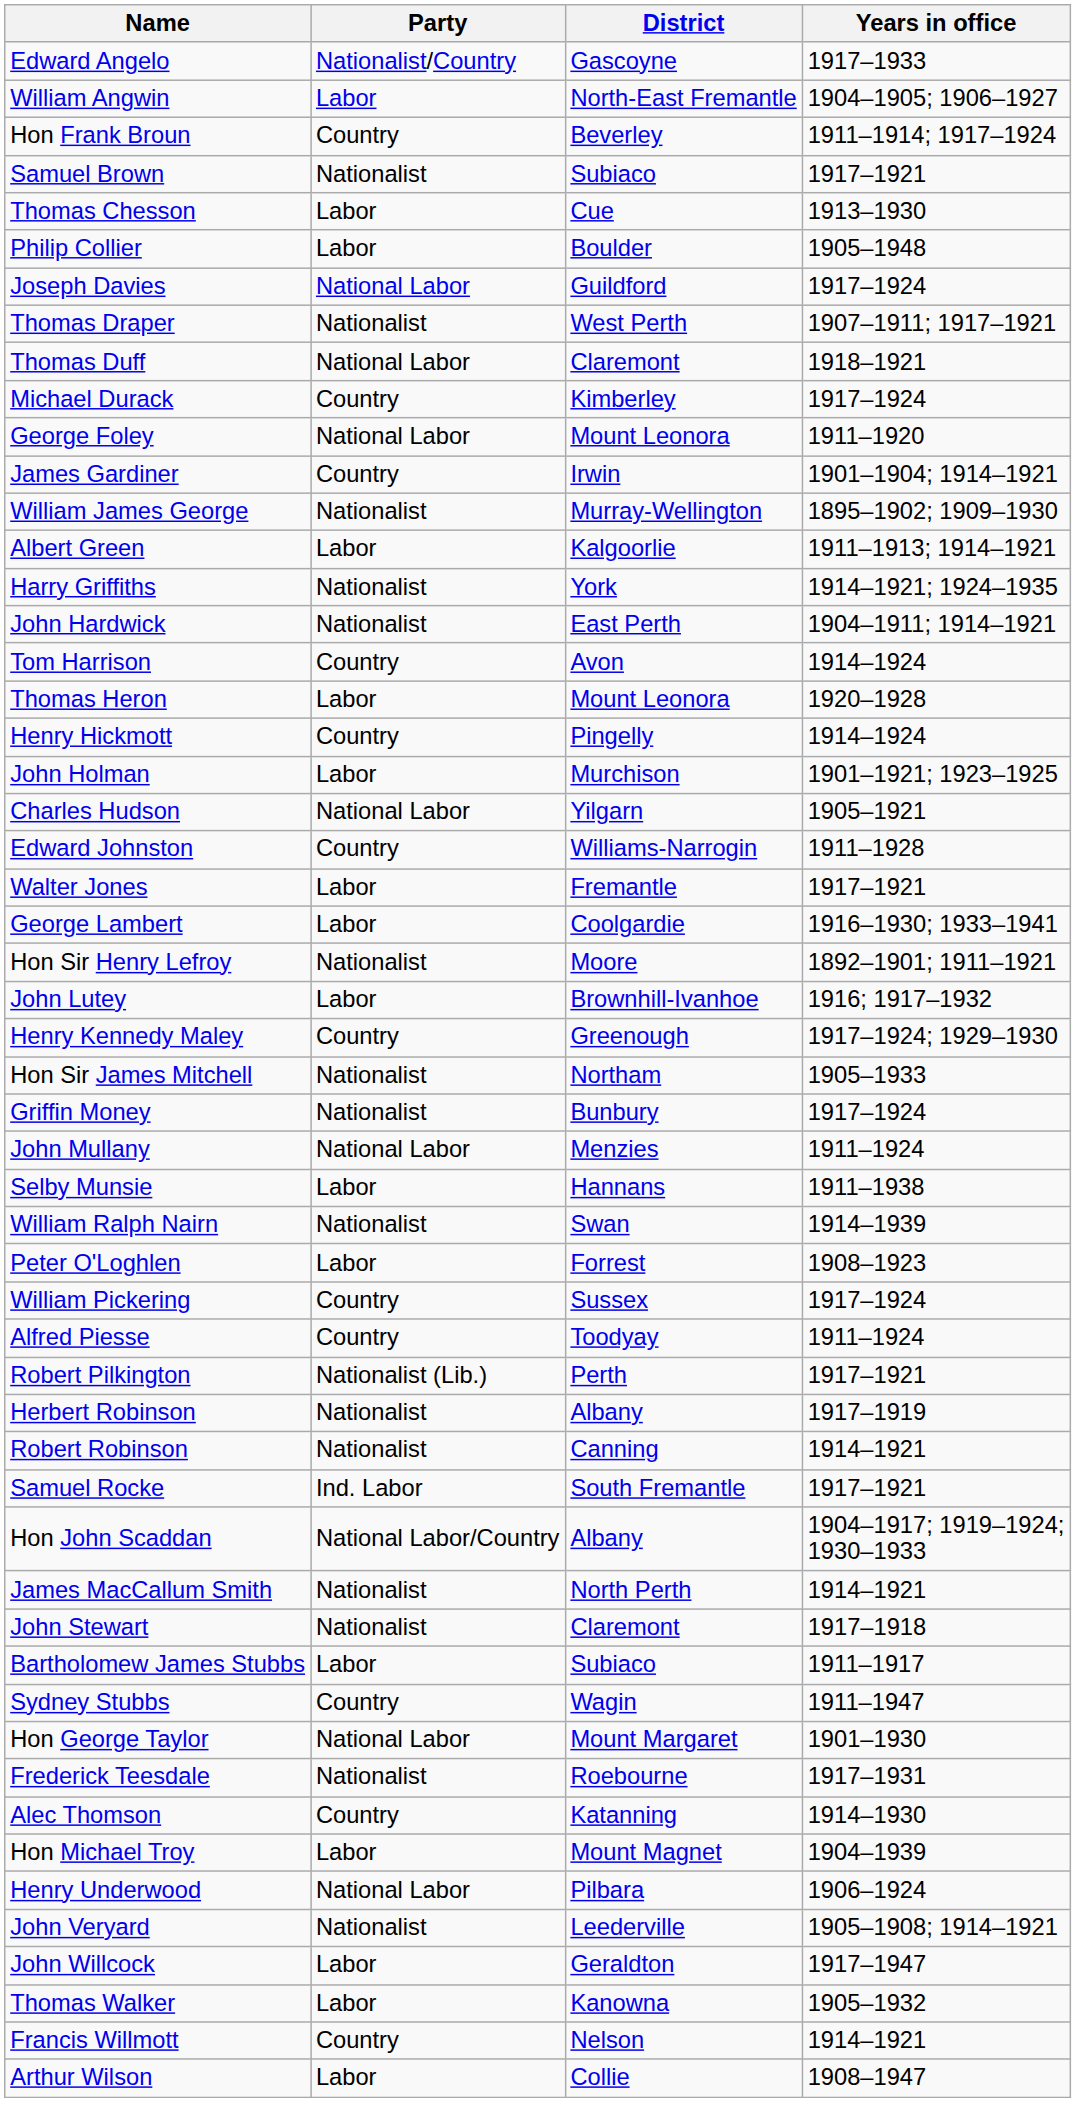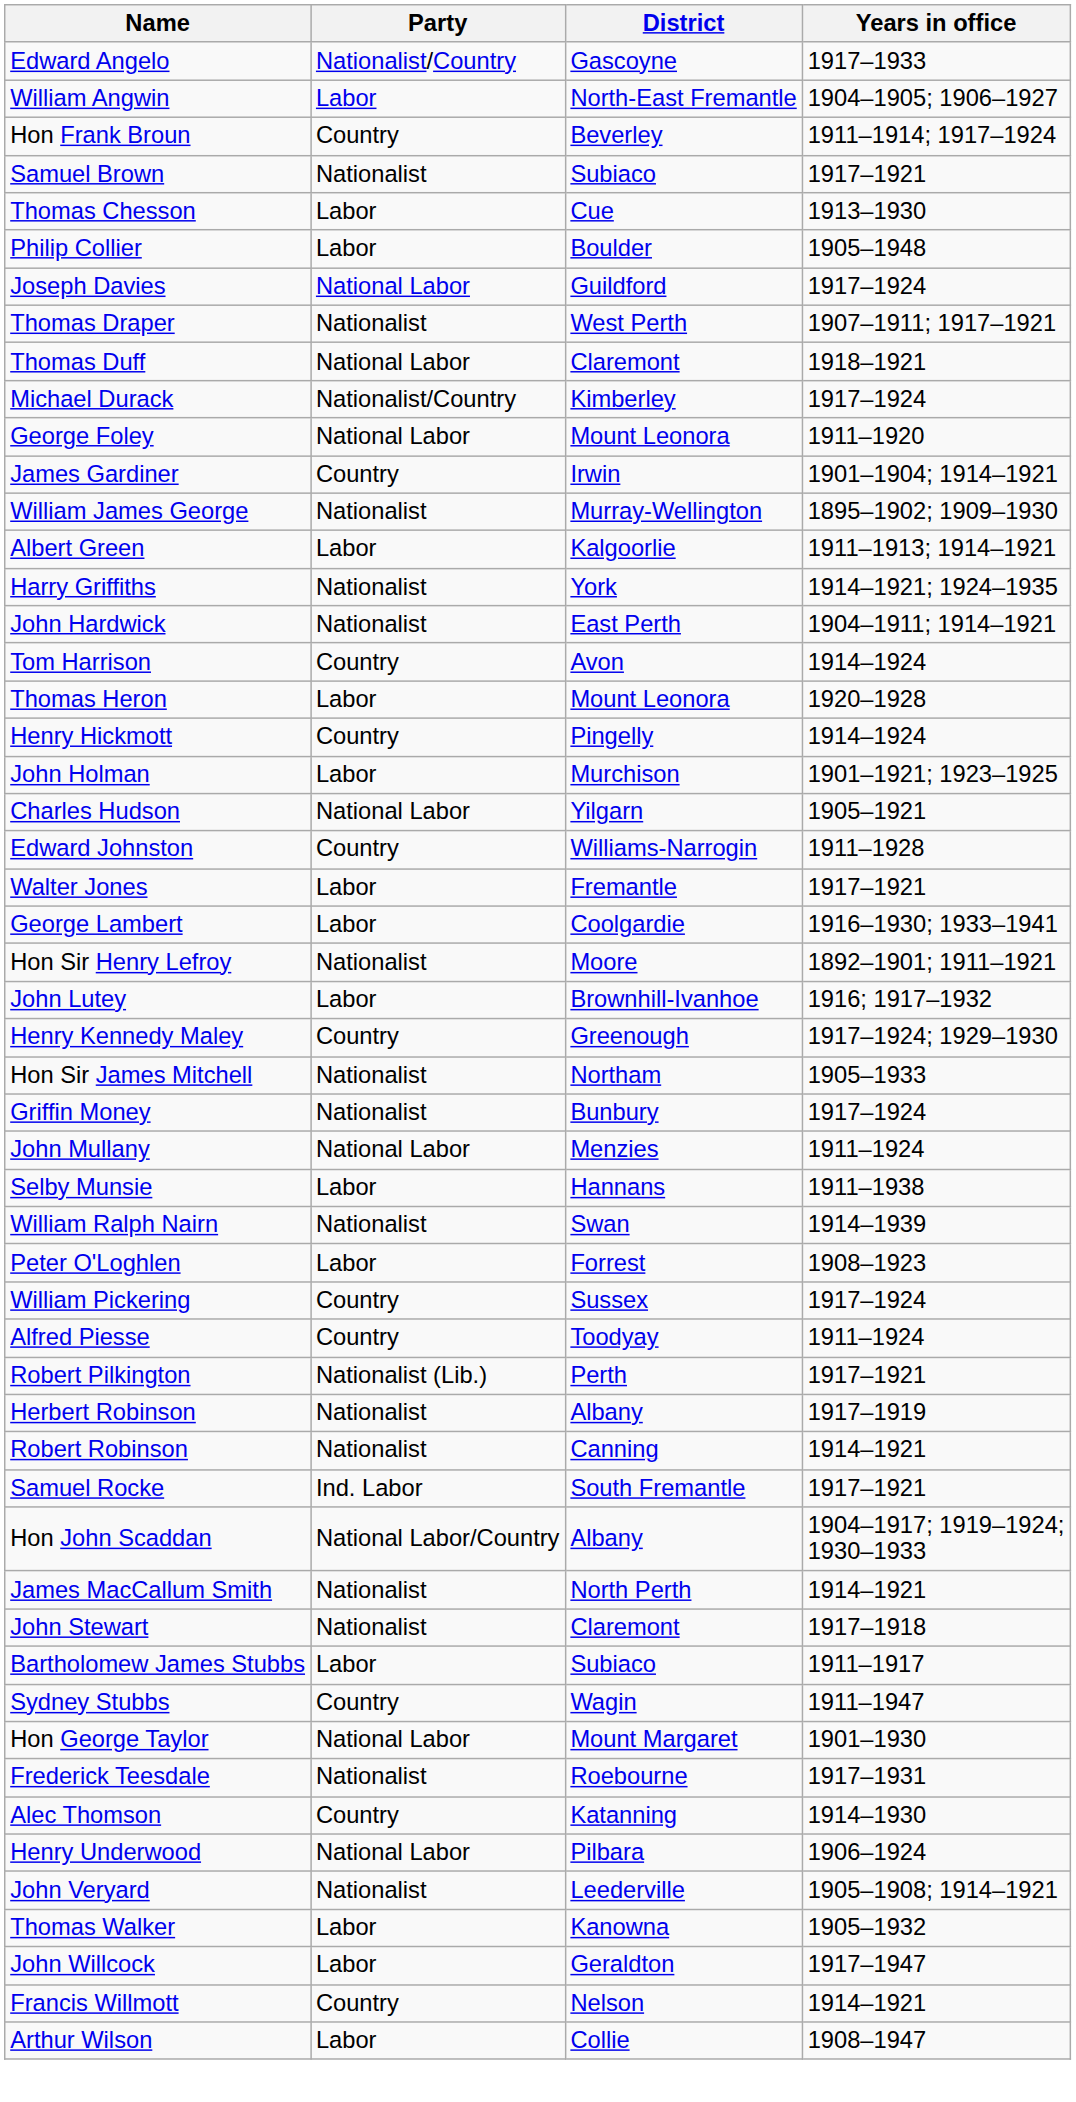(357, 398) Country -> (416, 398) Nationalist/Country
- row: (102, 1852)
rows swapped: (93, 2002) <-> (83, 1965)
